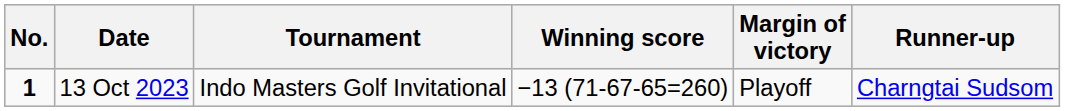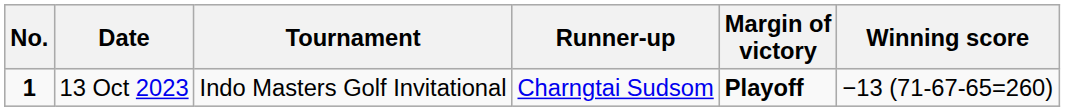columns swapped: (623, 37) <-> (955, 37)
(775, 88) normal -> (764, 88) bold
